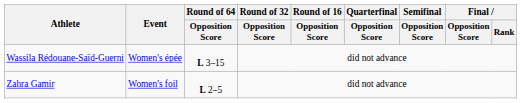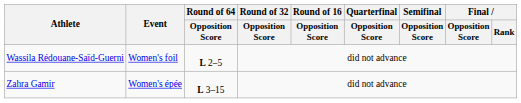(155, 58) Women's épée -> (153, 58) Women's foil
(211, 64) L 3–15 -> (211, 64) L 2–5
(153, 85) Women's foil -> (155, 85) Women's épée
(211, 90) L 2–5 -> (211, 90) L 3–15
